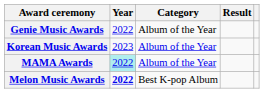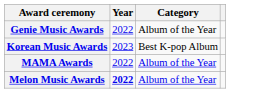- column: (237, 12)
(177, 46) Album of the Year -> (178, 46) Best K-pop Album
(123, 63) paleturquoise background -> (123, 63) no background
(178, 79) Best K-pop Album -> (177, 79) Album of the Year
